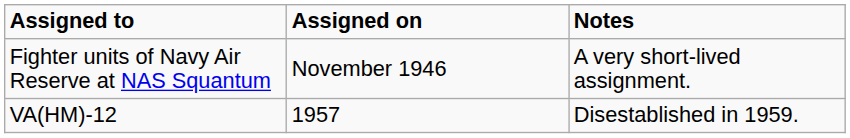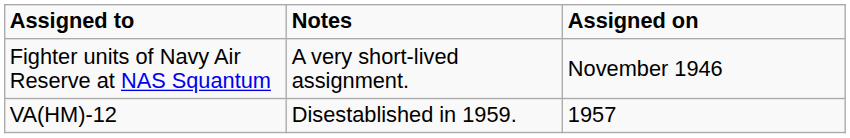columns swapped: (357, 21) <-> (604, 21)
